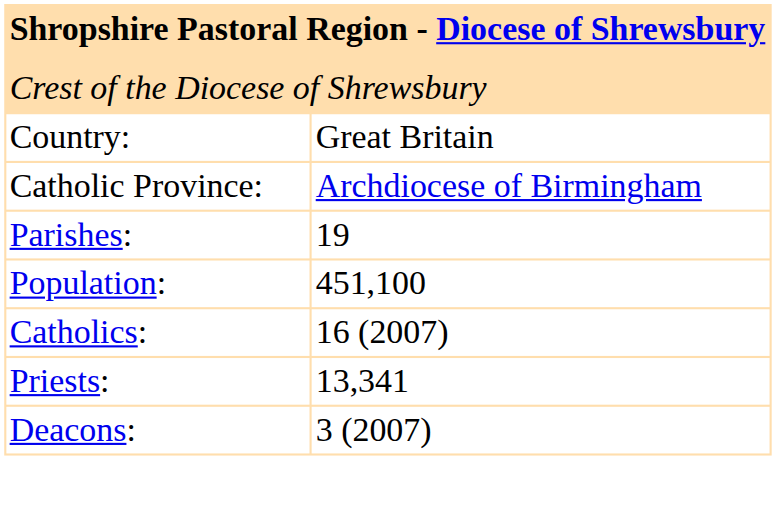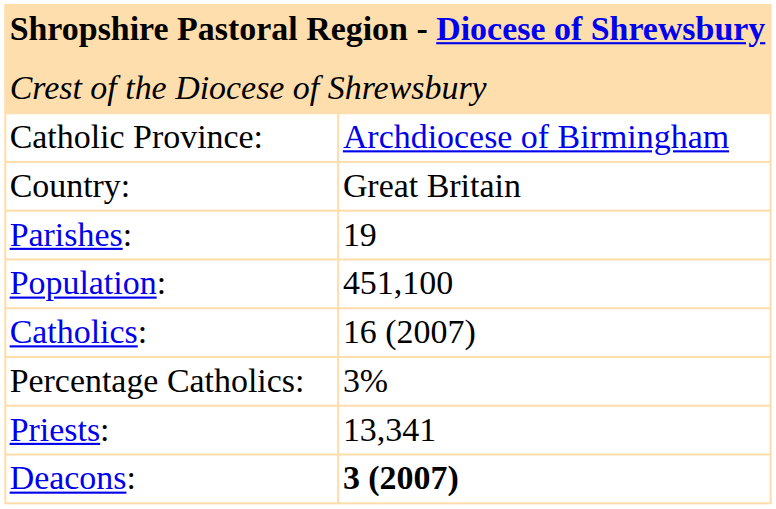rows swapped: (70, 136) <-> (136, 185)
+ row: (157, 380)
(374, 429) normal -> (401, 478) bold
